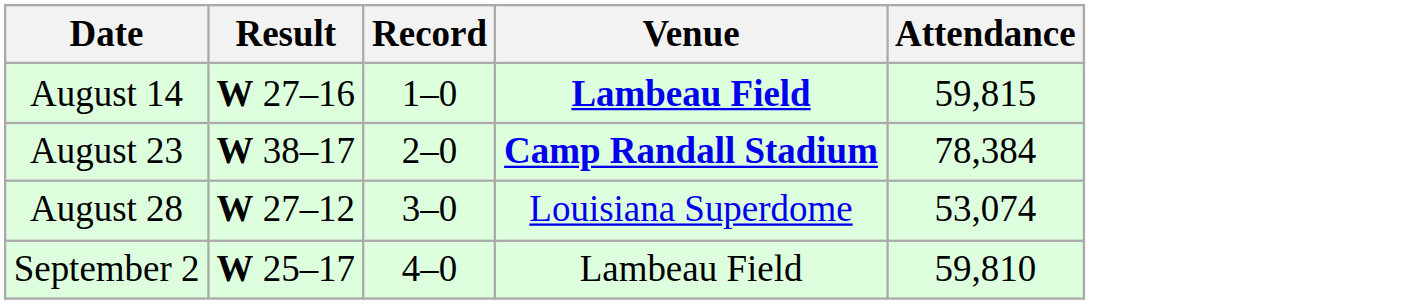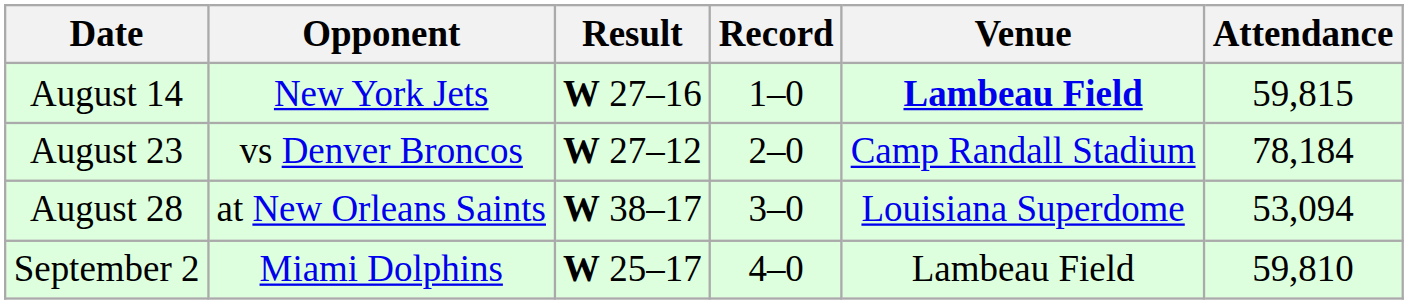+ column: (381, 33)
(286, 151) W 38–17 -> (632, 151) W 27–12
(691, 151) bold -> (1023, 151) normal
(985, 151) 78,384 -> (1303, 151) 78,184
(286, 209) W 27–12 -> (632, 209) W 38–17
(985, 209) 53,074 -> (1303, 209) 53,094
